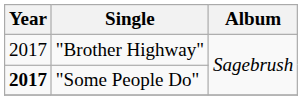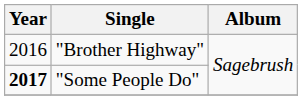(28, 49) 2017 -> (28, 49) 2016
